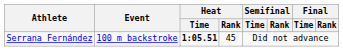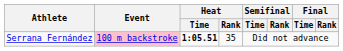(137, 39) no background -> (137, 39) pink background
(231, 39) 45 -> (231, 39) 35
